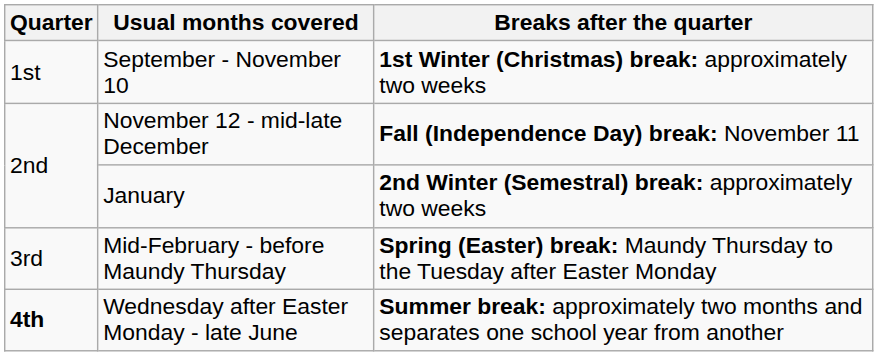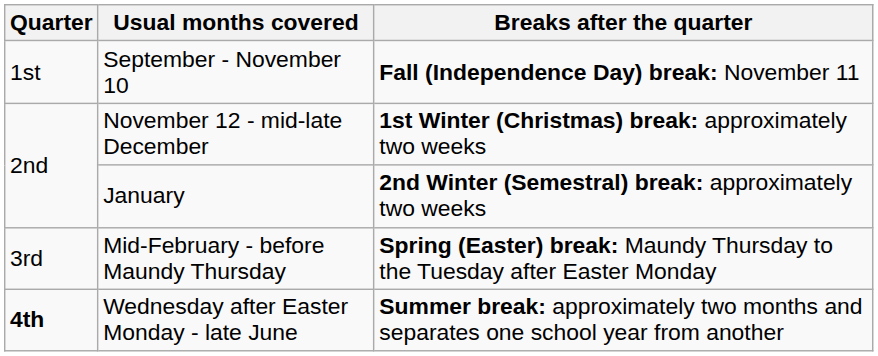(613, 71) 1st Winter (Christmas) break: approximately two weeks -> (619, 71) Fall (Independence Day) break: November 11
(619, 133) Fall (Independence Day) break: November 11 -> (613, 133) 1st Winter (Christmas) break: approximately two weeks
